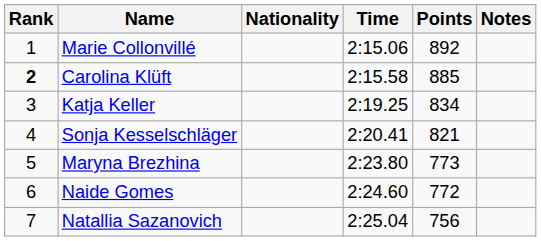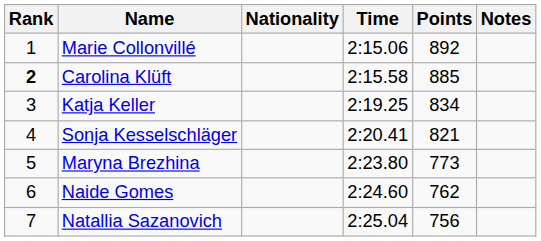(444, 192) 772 -> (444, 192) 762
